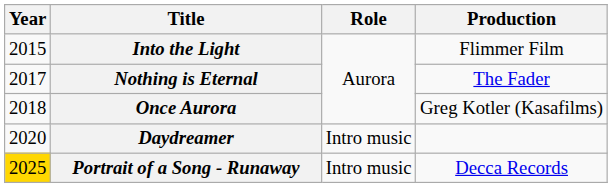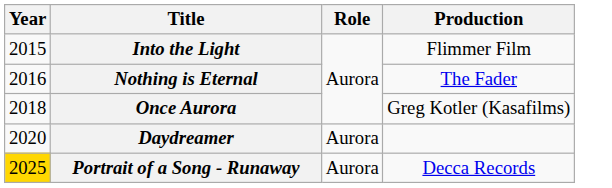(28, 78) 2017 -> (28, 78) 2016
(369, 138) Intro music -> (352, 138) Aurora
(369, 167) Intro music -> (352, 167) Aurora
